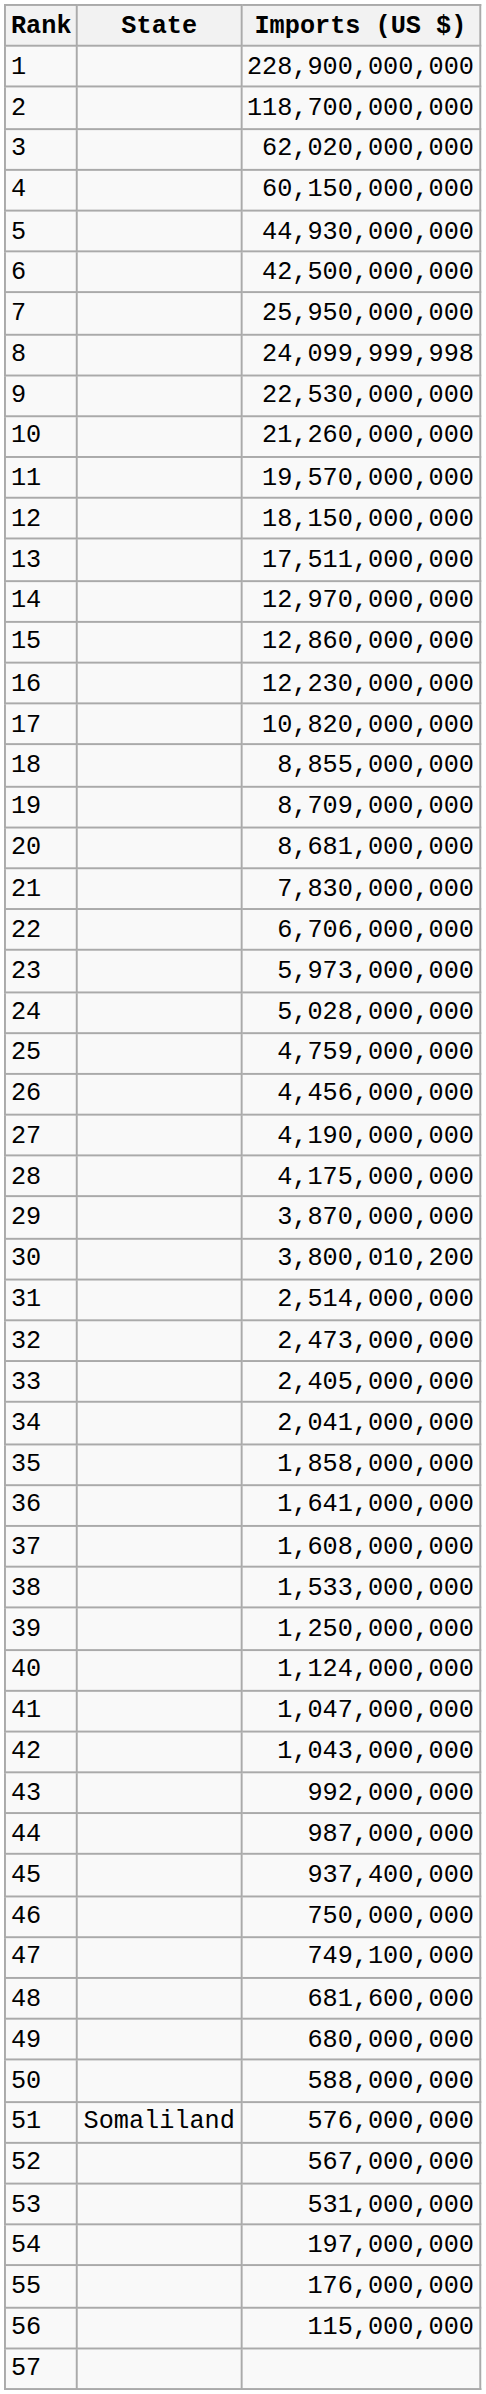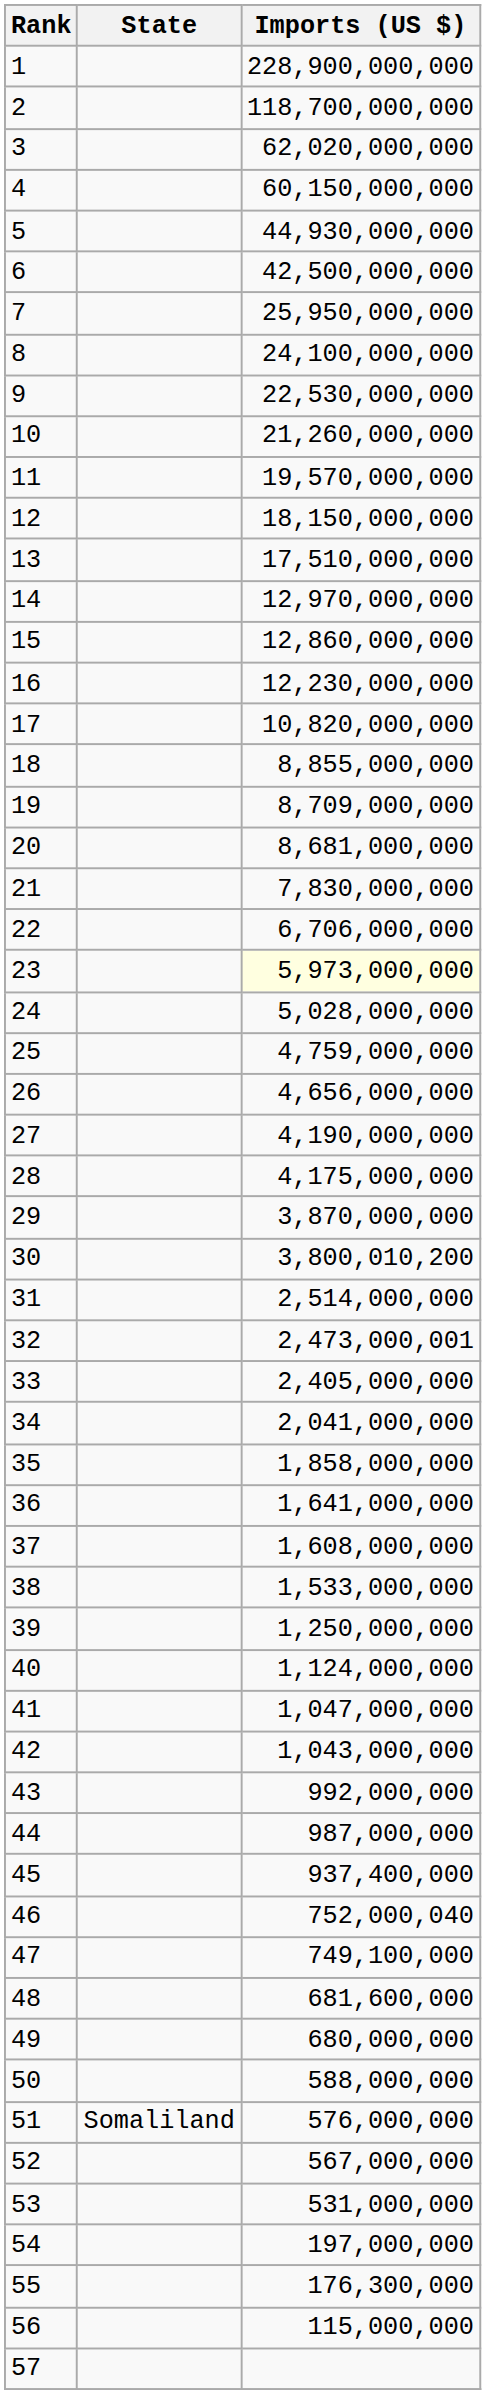(368, 354) 24,099,999,998 -> (368, 354) 24,100,000,000
(368, 560) 17,511,000,000 -> (368, 560) 17,510,000,000
(376, 971) no background -> (376, 971) lightyellow background
(376, 1094) 4,456,000,000 -> (376, 1094) 4,656,000,000
(376, 1341) 2,473,000,000 -> (376, 1341) 2,473,000,001
(391, 1916) 750,000,000 -> (391, 1916) 752,000,040
(391, 2286) 176,000,000 -> (391, 2286) 176,300,000
